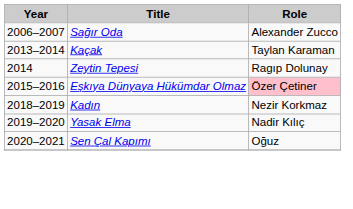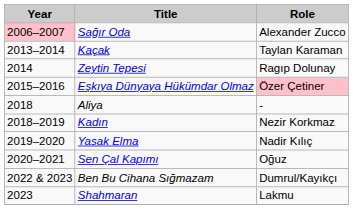(36, 32) no background -> (36, 32) pink background
+ row: (90, 105)
+ row: (146, 178)
+ row: (108, 196)
